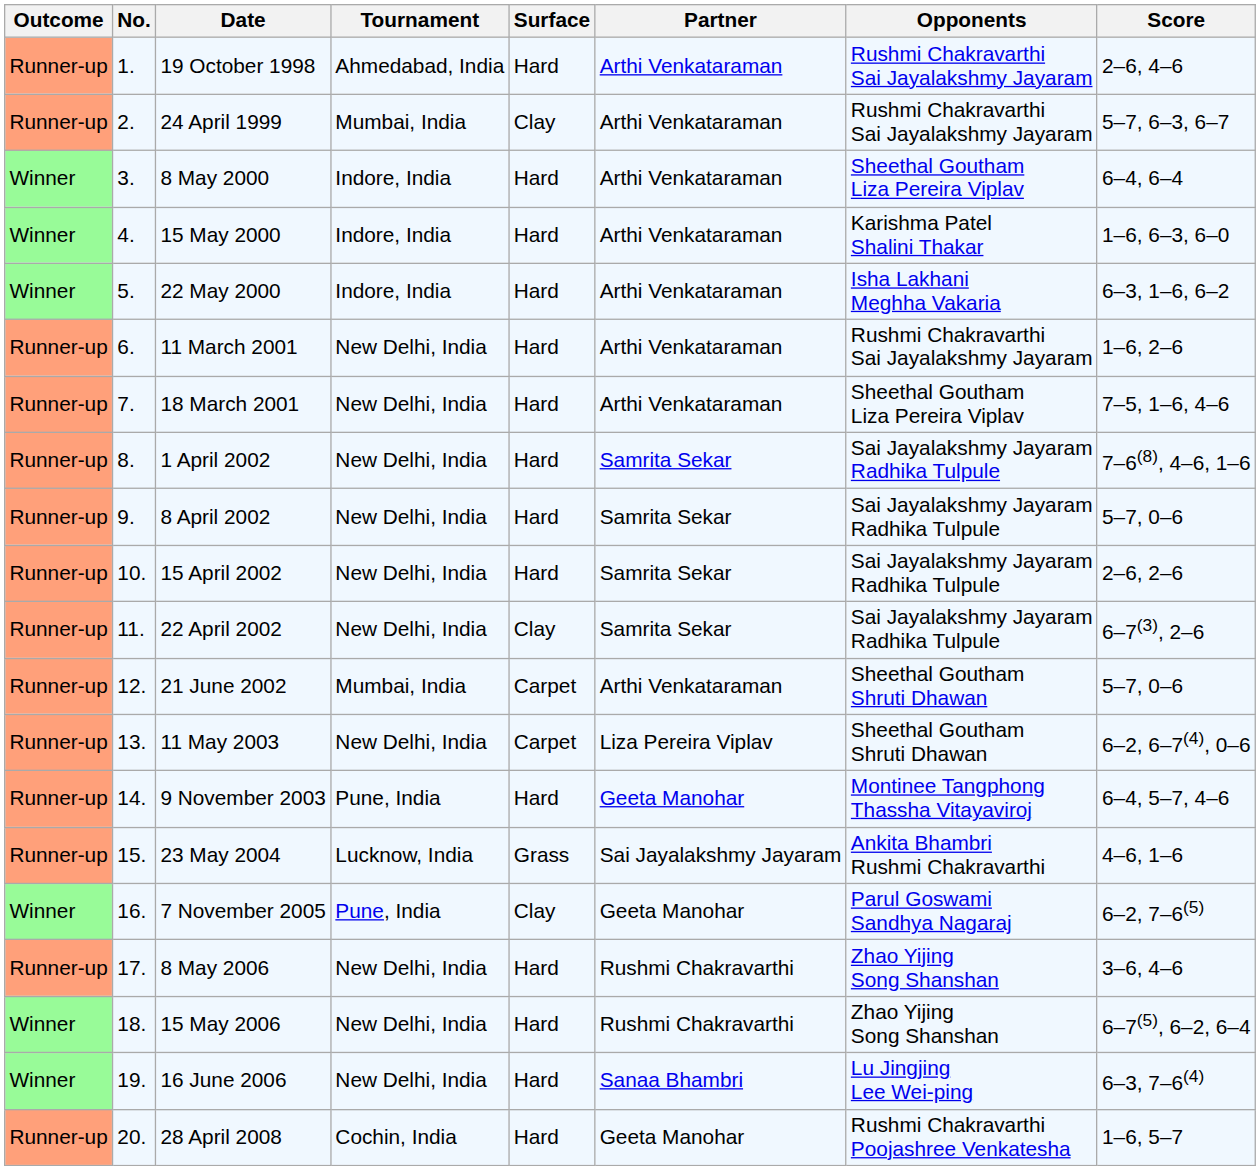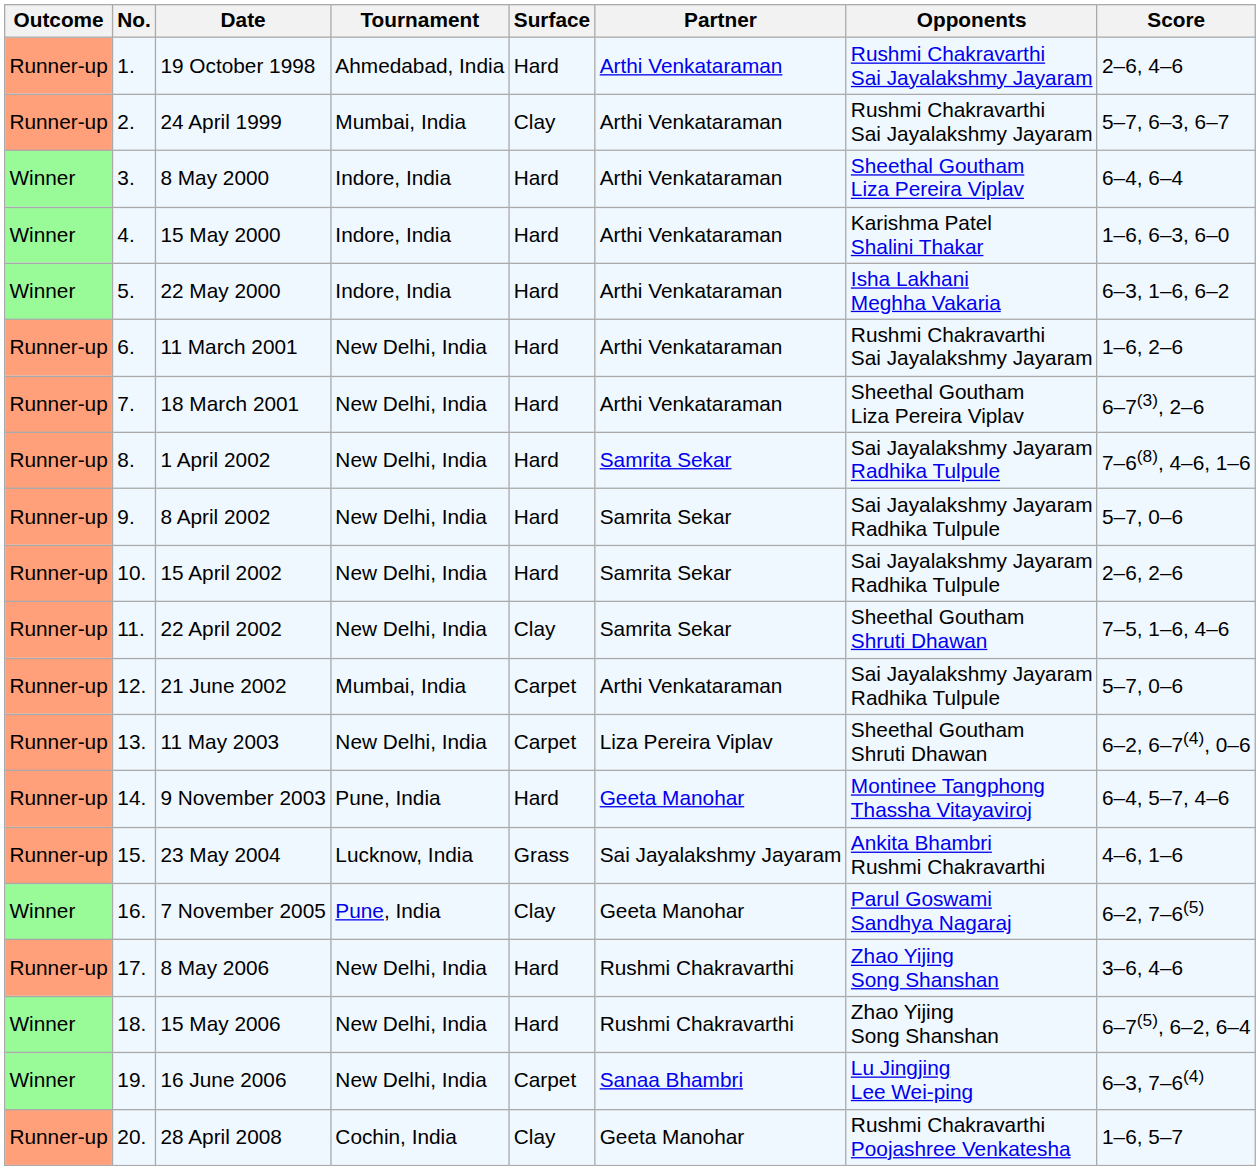(1166, 404) 7–5, 1–6, 4–6 -> (1153, 403) 6–7(3), 2–6
(972, 629) Sai Jayalakshmy Jayaram Radhika Tulpule -> (938, 629) Sheethal Goutham Shruti Dhawan
(1153, 629) 6–7(3), 2–6 -> (1166, 629) 7–5, 1–6, 4–6
(938, 685) Sheethal Goutham Shruti Dhawan -> (972, 685) Sai Jayalakshmy Jayaram Radhika Tulpule
(536, 1080) Hard -> (545, 1080) Carpet
(536, 1137) Hard -> (535, 1137) Clay
